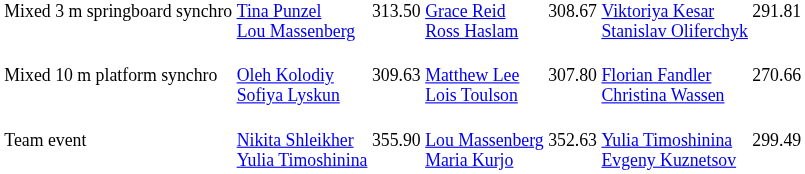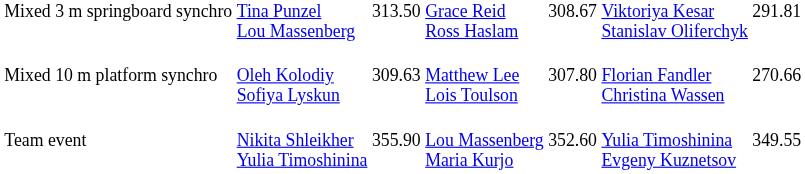(573, 140) 352.63 -> (573, 140) 352.60
(777, 140) 299.49 -> (777, 140) 349.55
